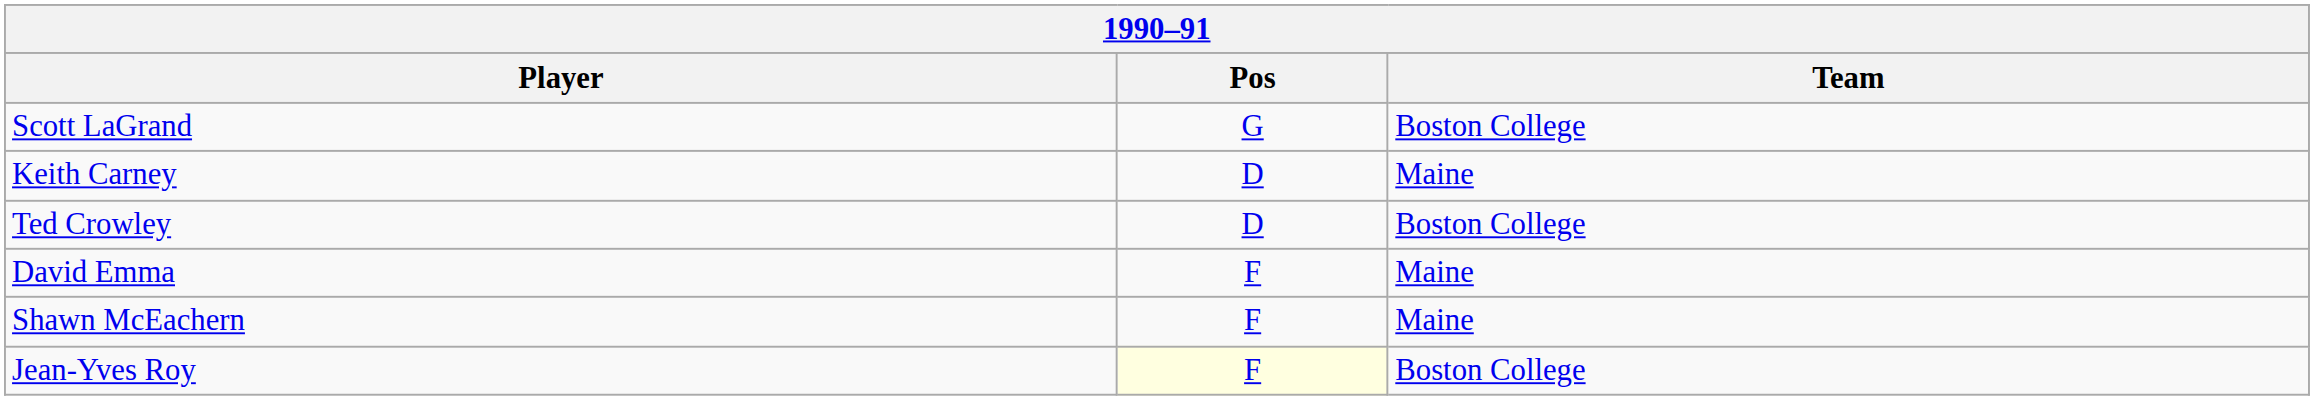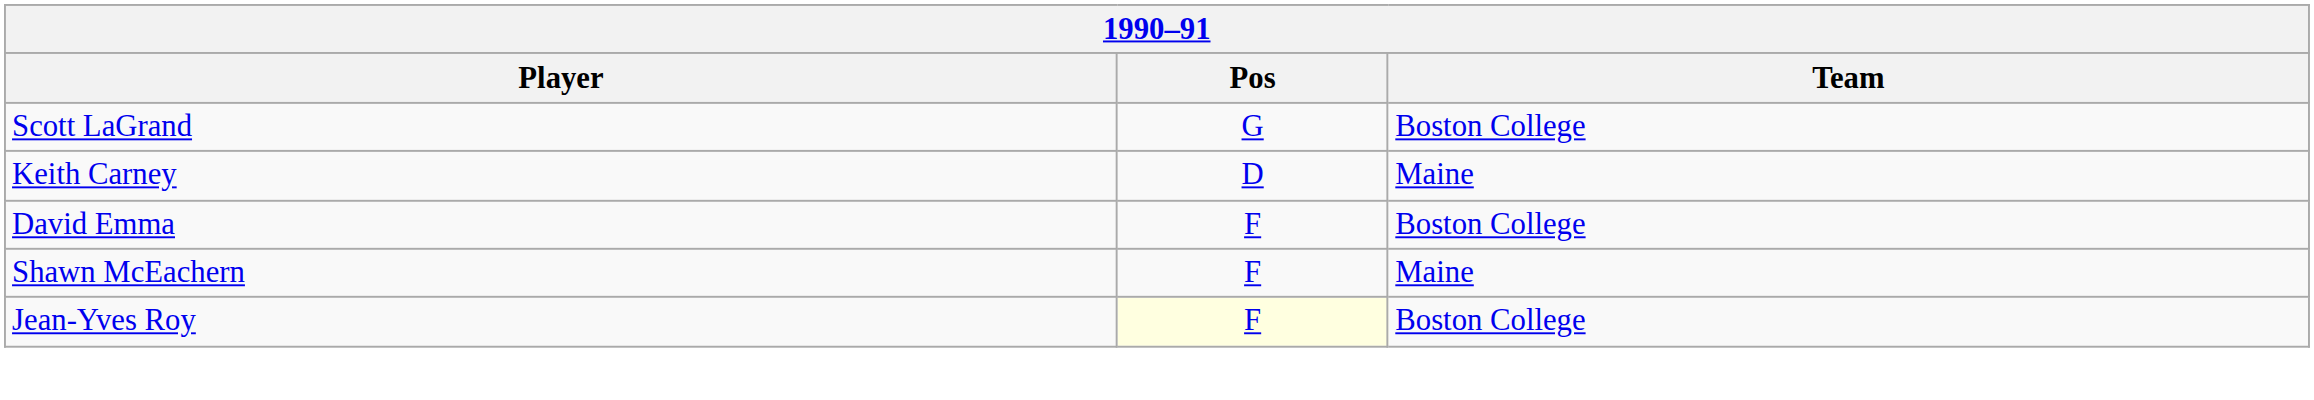- row: (92, 223)
(1435, 272) Maine -> (1490, 223) Boston College
